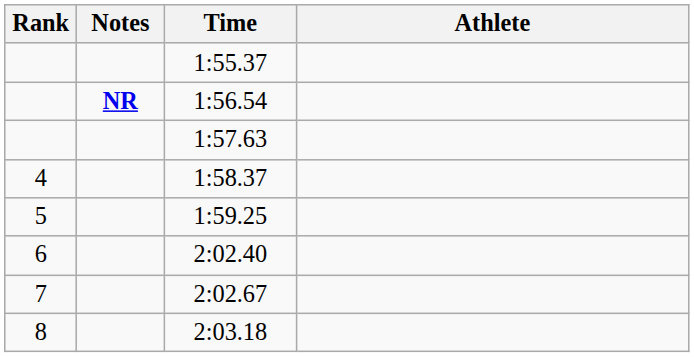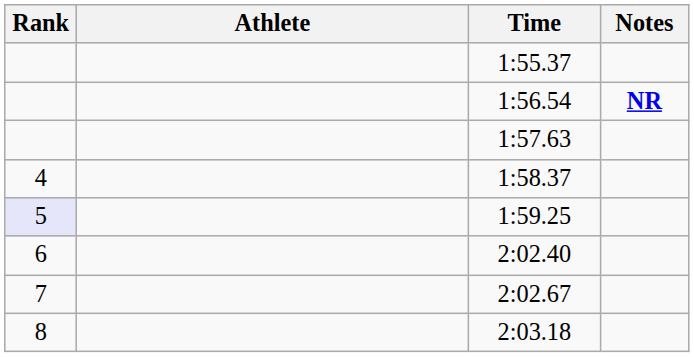columns swapped: (492, 23) <-> (120, 23)
(41, 216) no background -> (41, 216) lavender background
